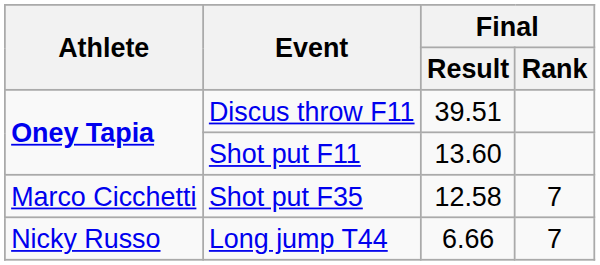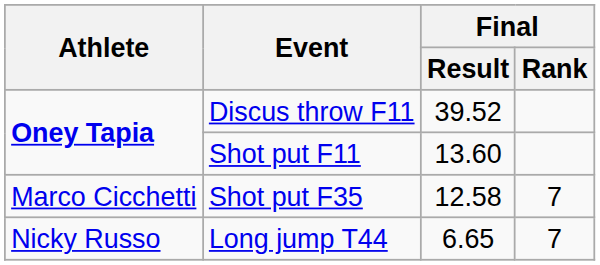(468, 112) 39.51 -> (468, 112) 39.52
(468, 239) 6.66 -> (468, 239) 6.65
